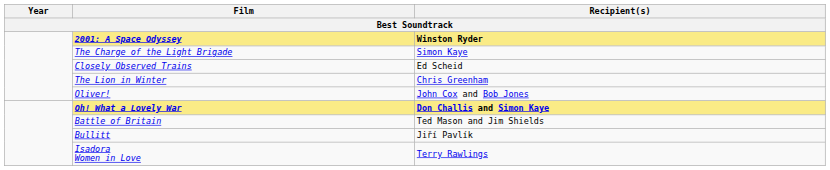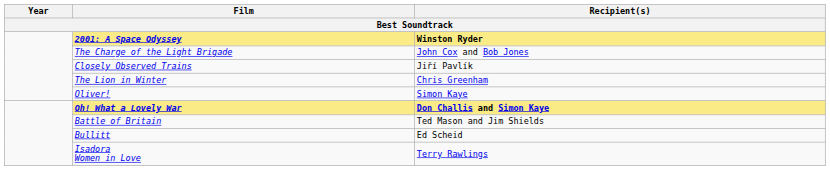(442, 53) Simon Kaye -> (473, 53) John Cox and Bob Jones
(440, 66) Ed Scheid -> (445, 66) Jiří Pavlík
(473, 94) John Cox and Bob Jones -> (442, 94) Simon Kaye
(445, 135) Jiří Pavlík -> (440, 135) Ed Scheid
